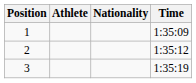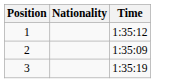- column: (70, 13)
(171, 31) 1:35:09 -> (130, 31) 1:35:12
(171, 50) 1:35:12 -> (130, 50) 1:35:09
